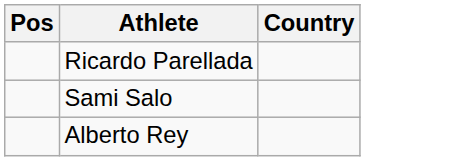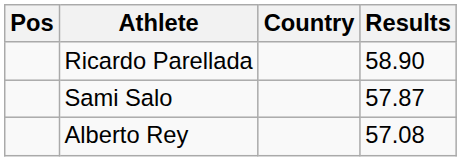+ column: (408, 23)
